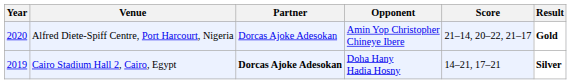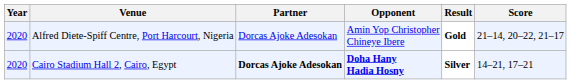columns swapped: (488, 13) <-> (550, 13)
(17, 65) 2019 -> (17, 65) 2020
(374, 65) normal -> (375, 65) bold
